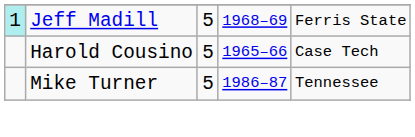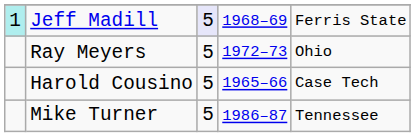(208, 21) no background -> (208, 21) lavender background
+ row: (88, 52)
